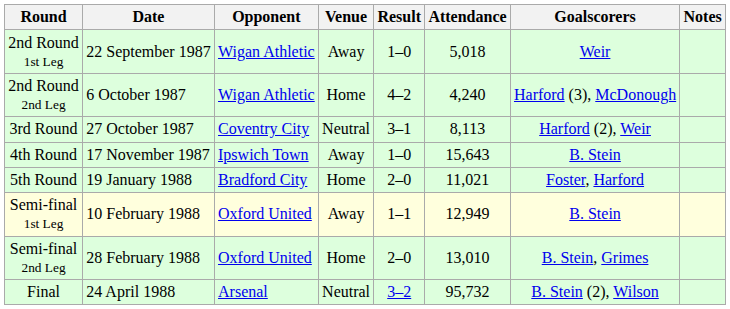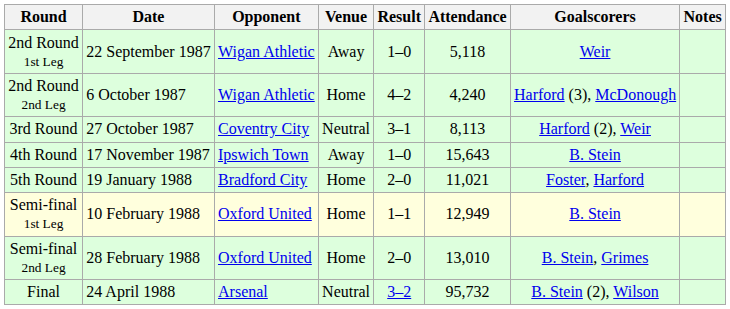(467, 51) 5,018 -> (467, 51) 5,118
(346, 214) Away -> (346, 214) Home
